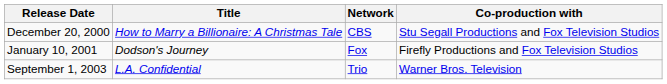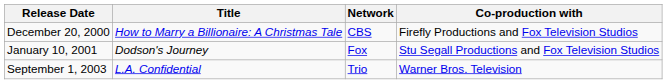(529, 32) Stu Segall Productions and Fox Television Studios -> (518, 32) Firefly Productions and Fox Television Studios
(518, 50) Firefly Productions and Fox Television Studios -> (529, 50) Stu Segall Productions and Fox Television Studios
